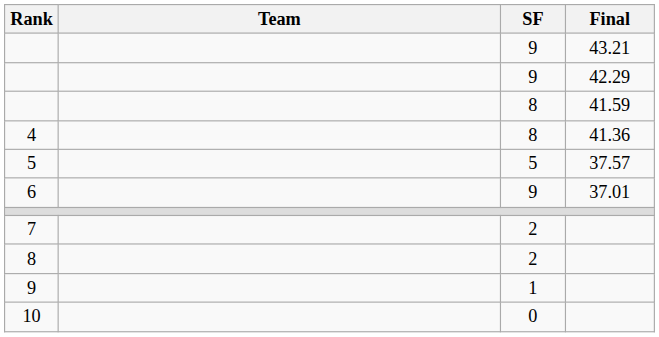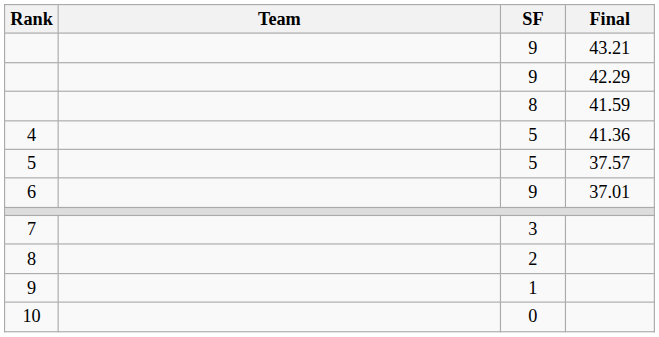(533, 134) 8 -> (533, 134) 5
(533, 229) 2 -> (533, 229) 3
